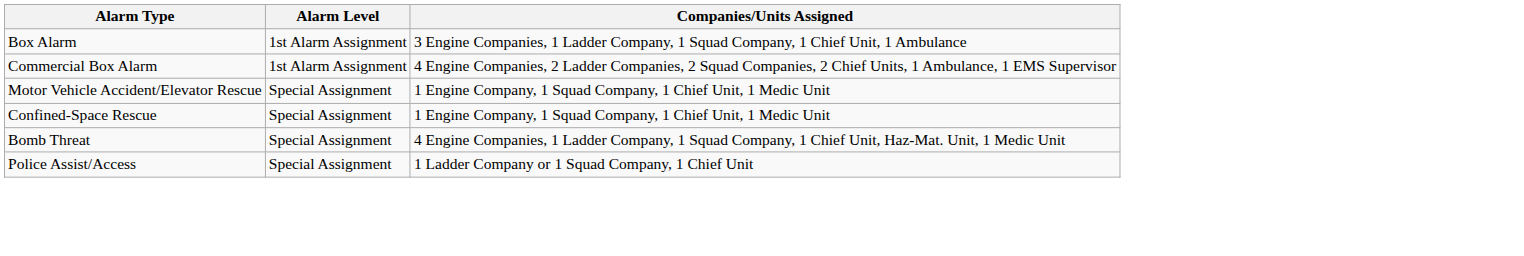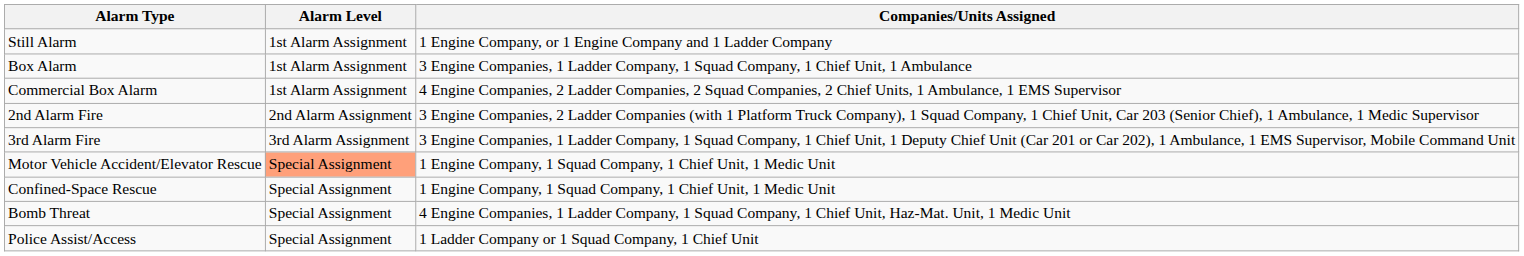+ row: (42, 41)
+ row: (55, 115)
+ row: (54, 139)
(330, 90) no background -> (330, 164) lightsalmon background
